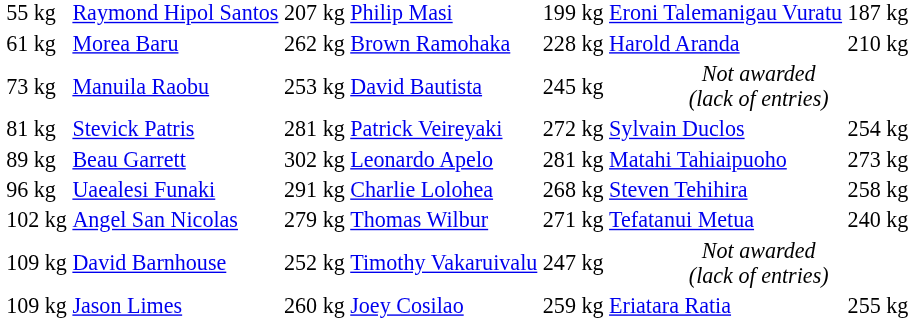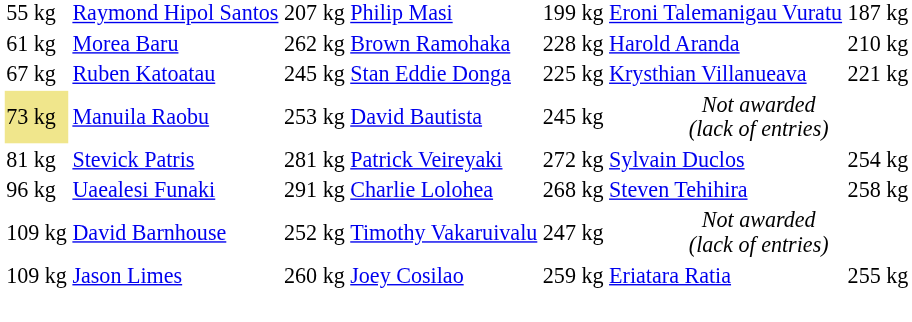+ row: (144, 74)
(31, 86) no background -> (31, 116) khaki background
- row: (129, 159)
- row: (155, 220)
